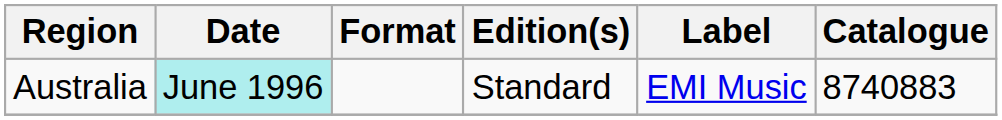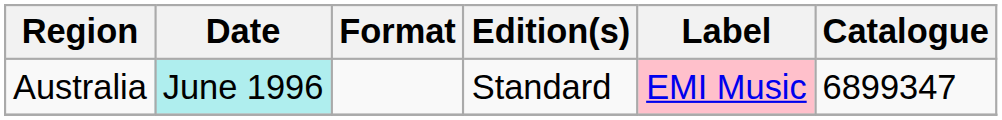(726, 86) no background -> (726, 86) pink background
(890, 86) 8740883 -> (890, 86) 6899347
